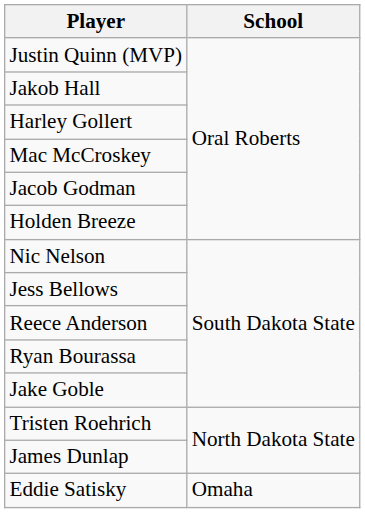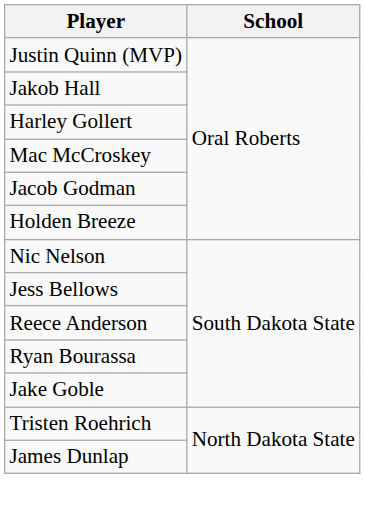- row: (68, 490)
